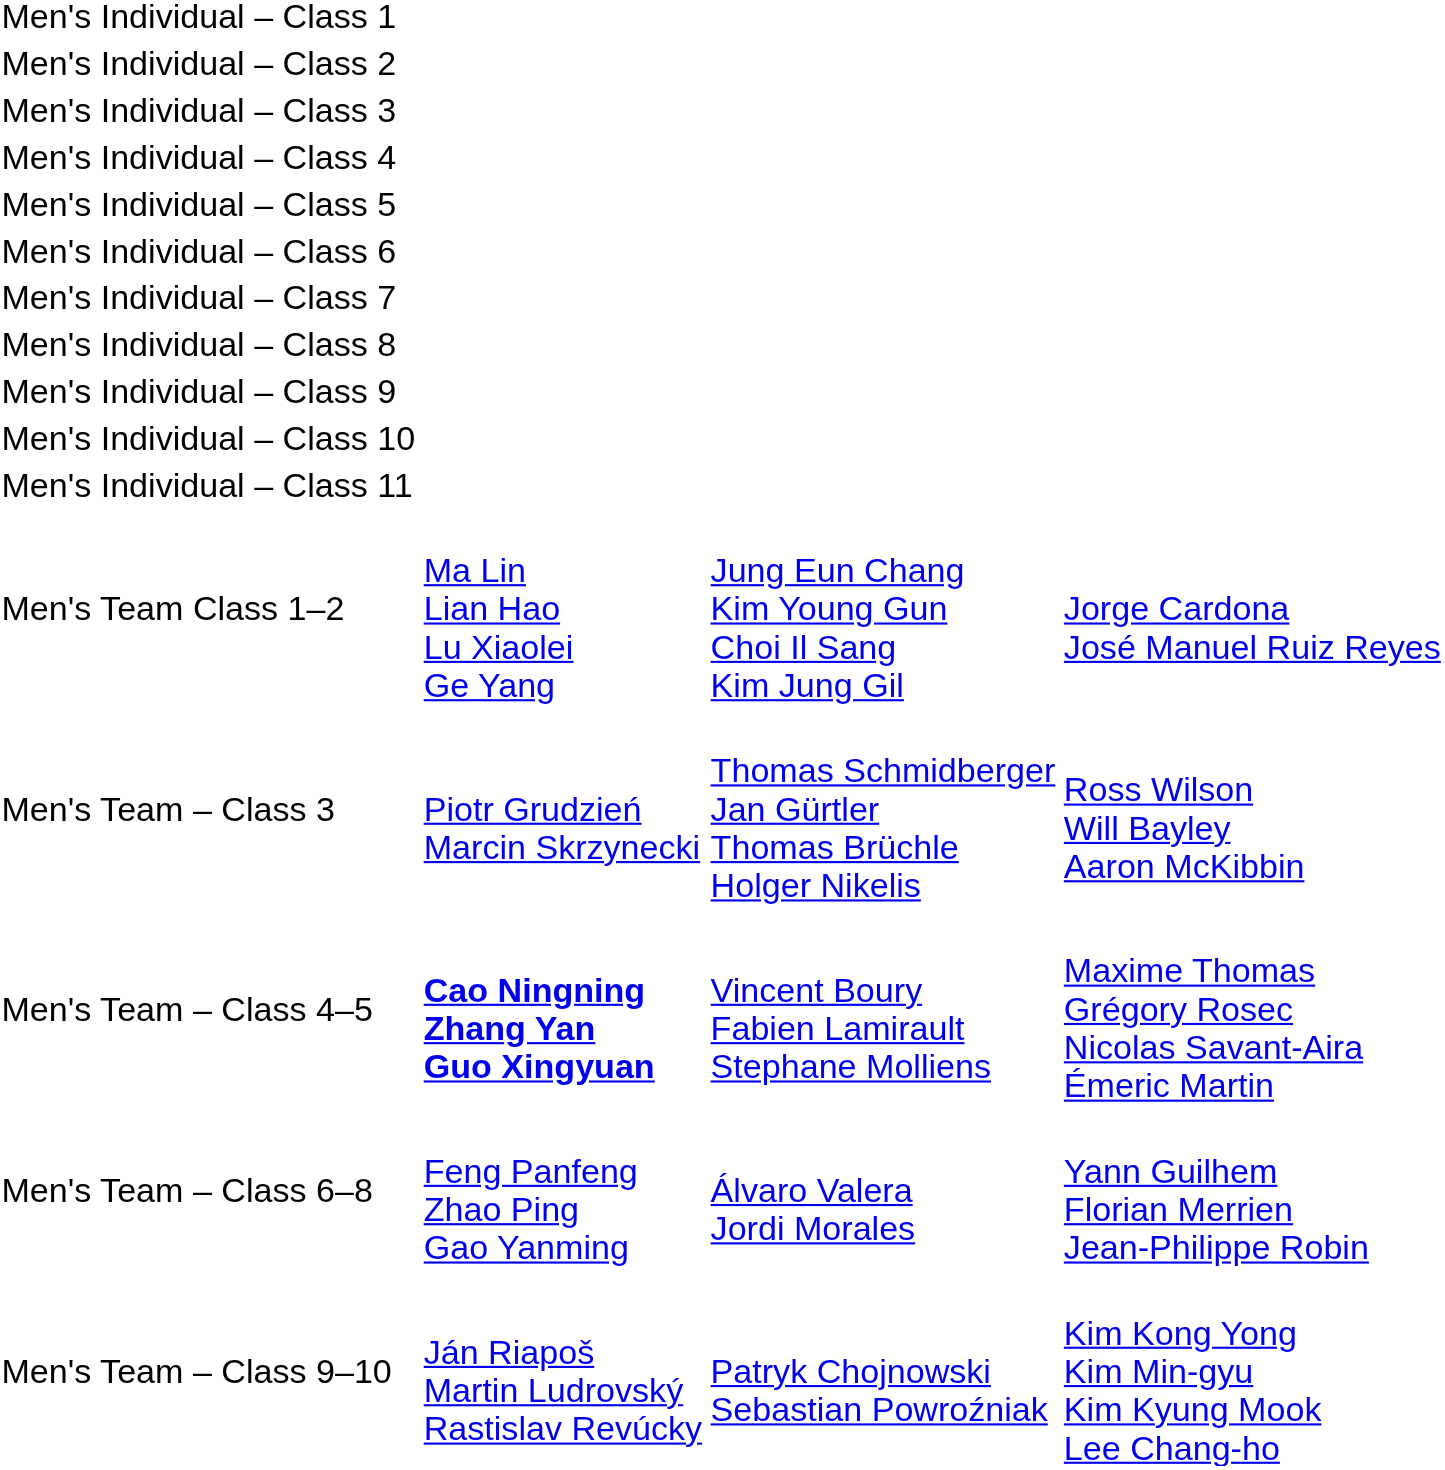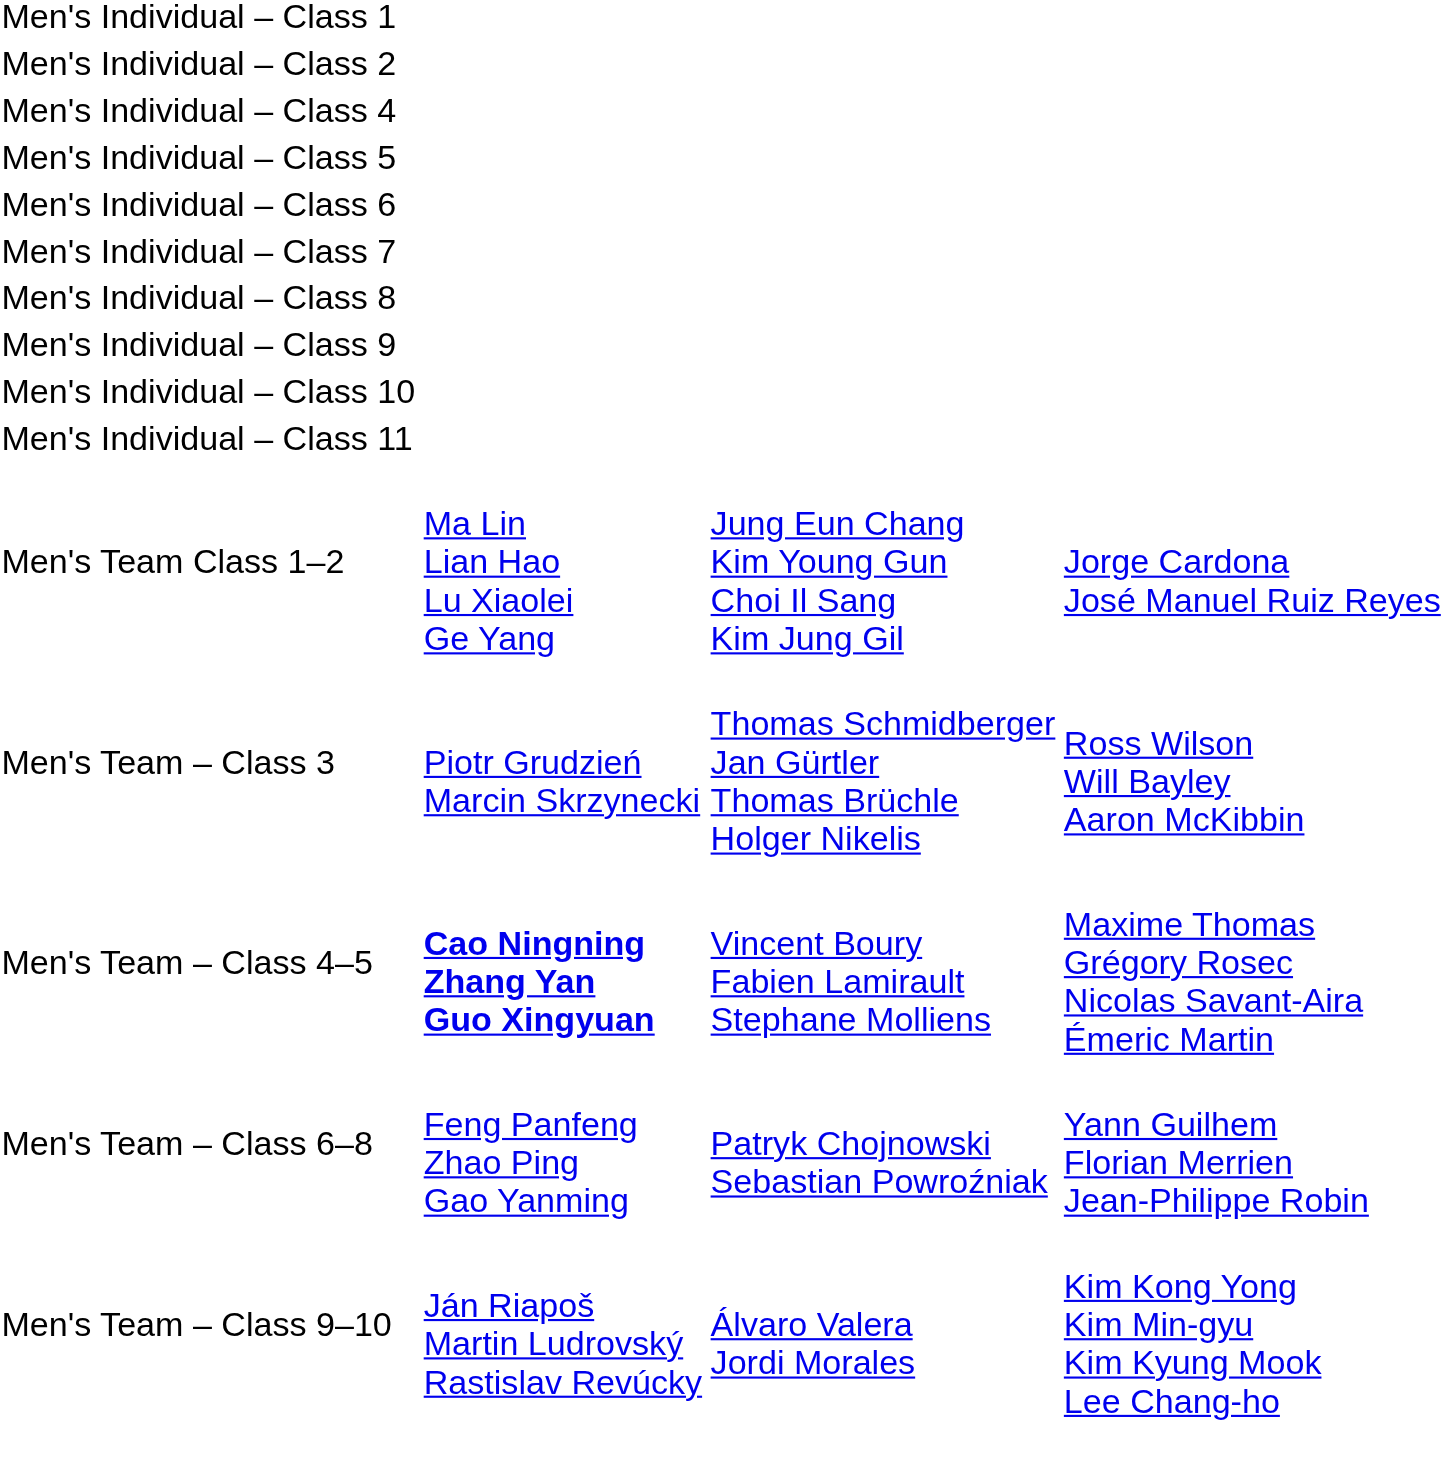- row: (199, 110)
(813, 1209) Álvaro Valera Jordi Morales -> (879, 1162) Patryk Chojnowski Sebastian Powroźniak
(879, 1390) Patryk Chojnowski Sebastian Powroźniak -> (813, 1343) Álvaro Valera Jordi Morales
